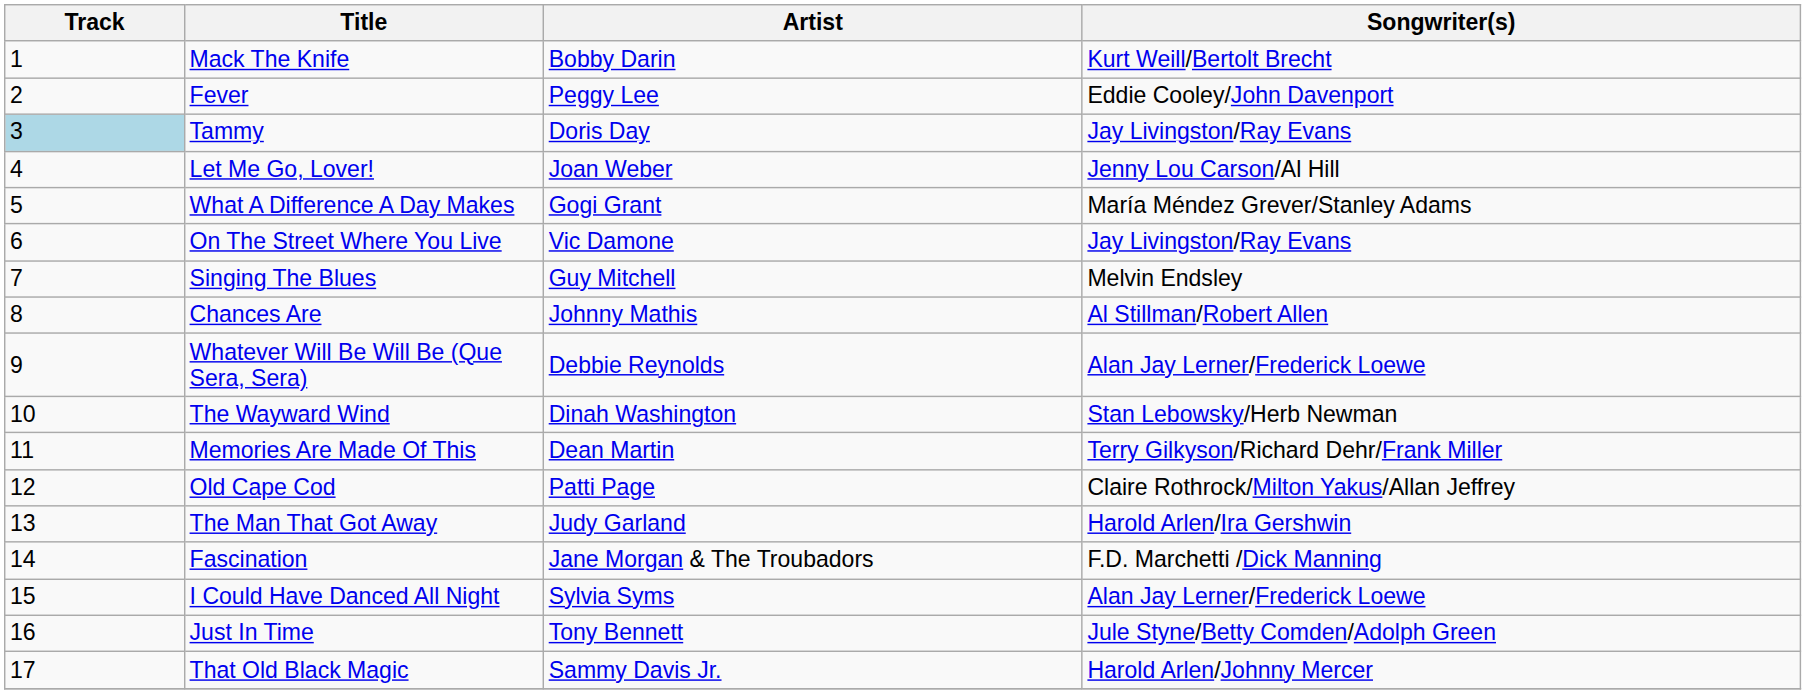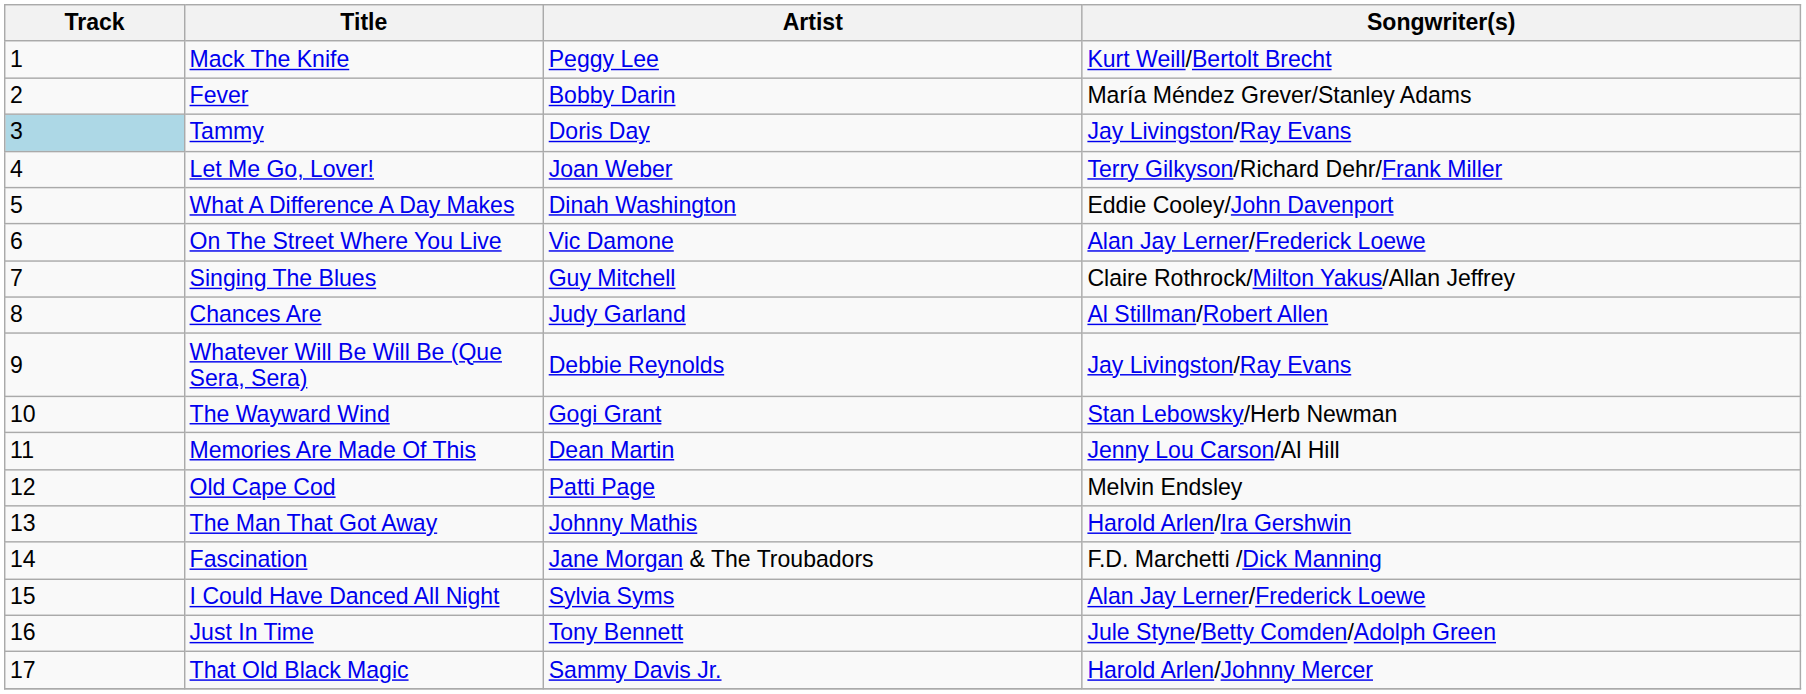(612, 59) Bobby Darin -> (604, 59) Peggy Lee
(604, 95) Peggy Lee -> (612, 95) Bobby Darin
(1240, 95) Eddie Cooley/John Davenport -> (1279, 95) María Méndez Grever/Stanley Adams
(1214, 168) Jenny Lou Carson/Al Hill -> (1295, 168) Terry Gilkyson/Richard Dehr/Frank Miller
(605, 205) Gogi Grant -> (642, 205) Dinah Washington
(1279, 205) María Méndez Grever/Stanley Adams -> (1240, 205) Eddie Cooley/John Davenport
(1219, 242) Jay Livingston/Ray Evans -> (1256, 242) Alan Jay Lerner/Frederick Loewe
(1165, 278) Melvin Endsley -> (1301, 278) Claire Rothrock/Milton Yakus/Allan Jeffrey
(623, 315) Johnny Mathis -> (617, 315) Judy Garland
(1256, 364) Alan Jay Lerner/Frederick Loewe -> (1219, 364) Jay Livingston/Ray Evans
(642, 414) Dinah Washington -> (605, 414) Gogi Grant
(1295, 450) Terry Gilkyson/Richard Dehr/Frank Miller -> (1214, 450) Jenny Lou Carson/Al Hill
(1301, 487) Claire Rothrock/Milton Yakus/Allan Jeffrey -> (1165, 487) Melvin Endsley
(617, 523) Judy Garland -> (623, 523) Johnny Mathis
